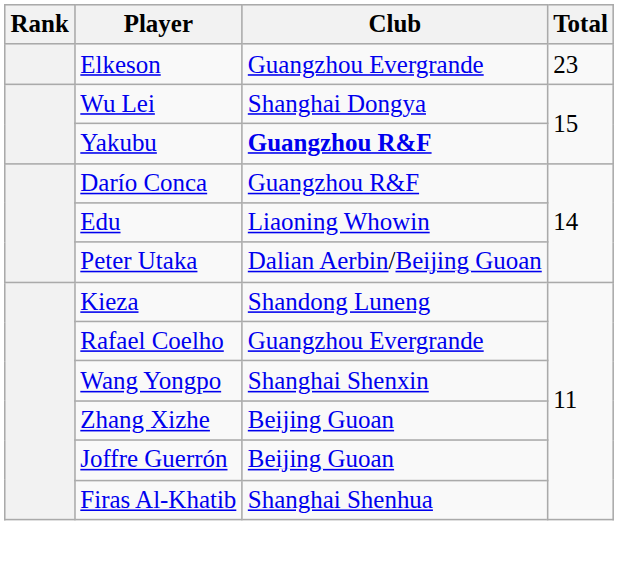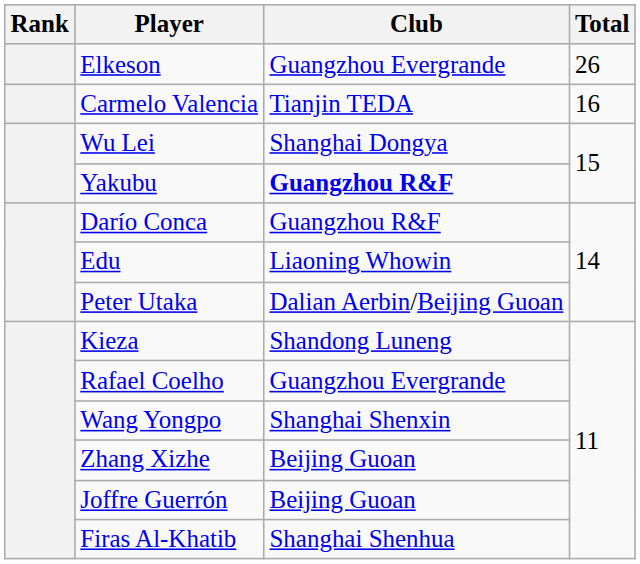(566, 63) 23 -> (587, 63) 26
+ row: (169, 103)
